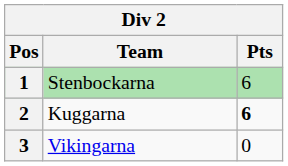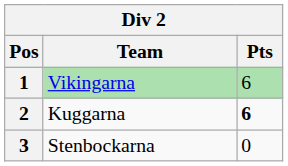(101, 82) Stenbockarna -> (91, 82) Vikingarna
(91, 144) Vikingarna -> (101, 144) Stenbockarna
